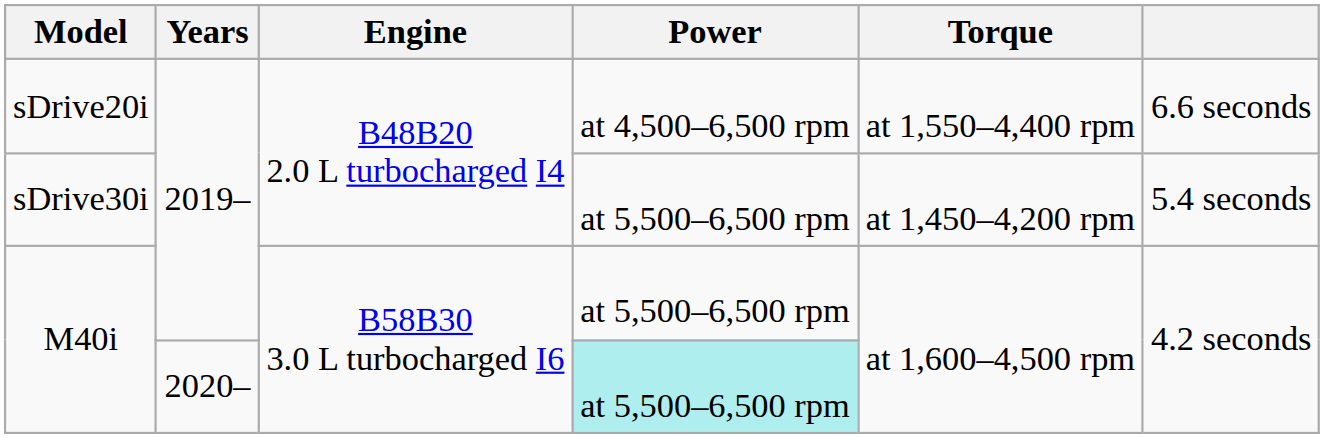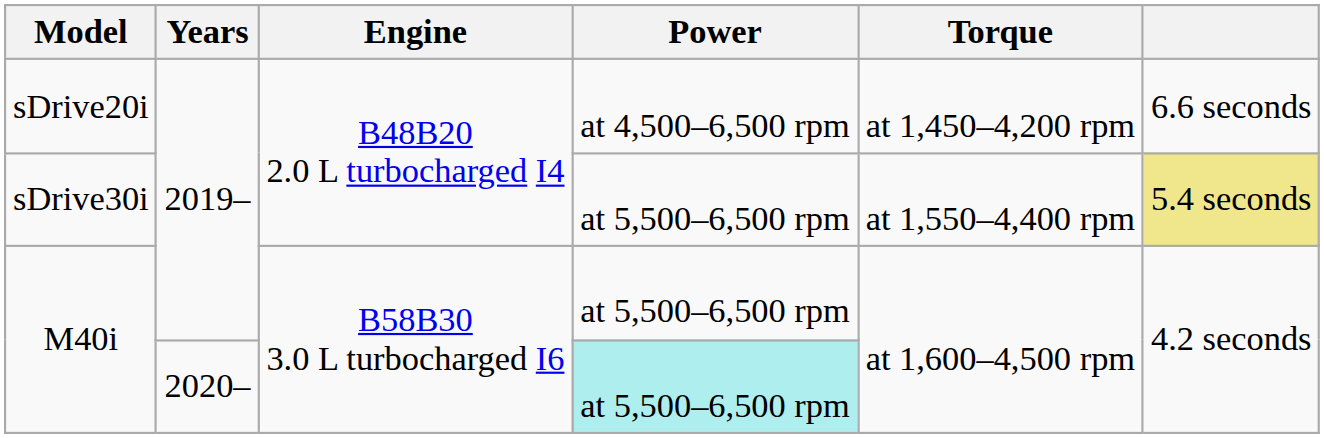(1000, 125) at 1,550–4,400 rpm -> (1000, 125) at 1,450–4,200 rpm
(1000, 218) at 1,450–4,200 rpm -> (1000, 218) at 1,550–4,400 rpm
(1231, 198) no background -> (1231, 198) khaki background
